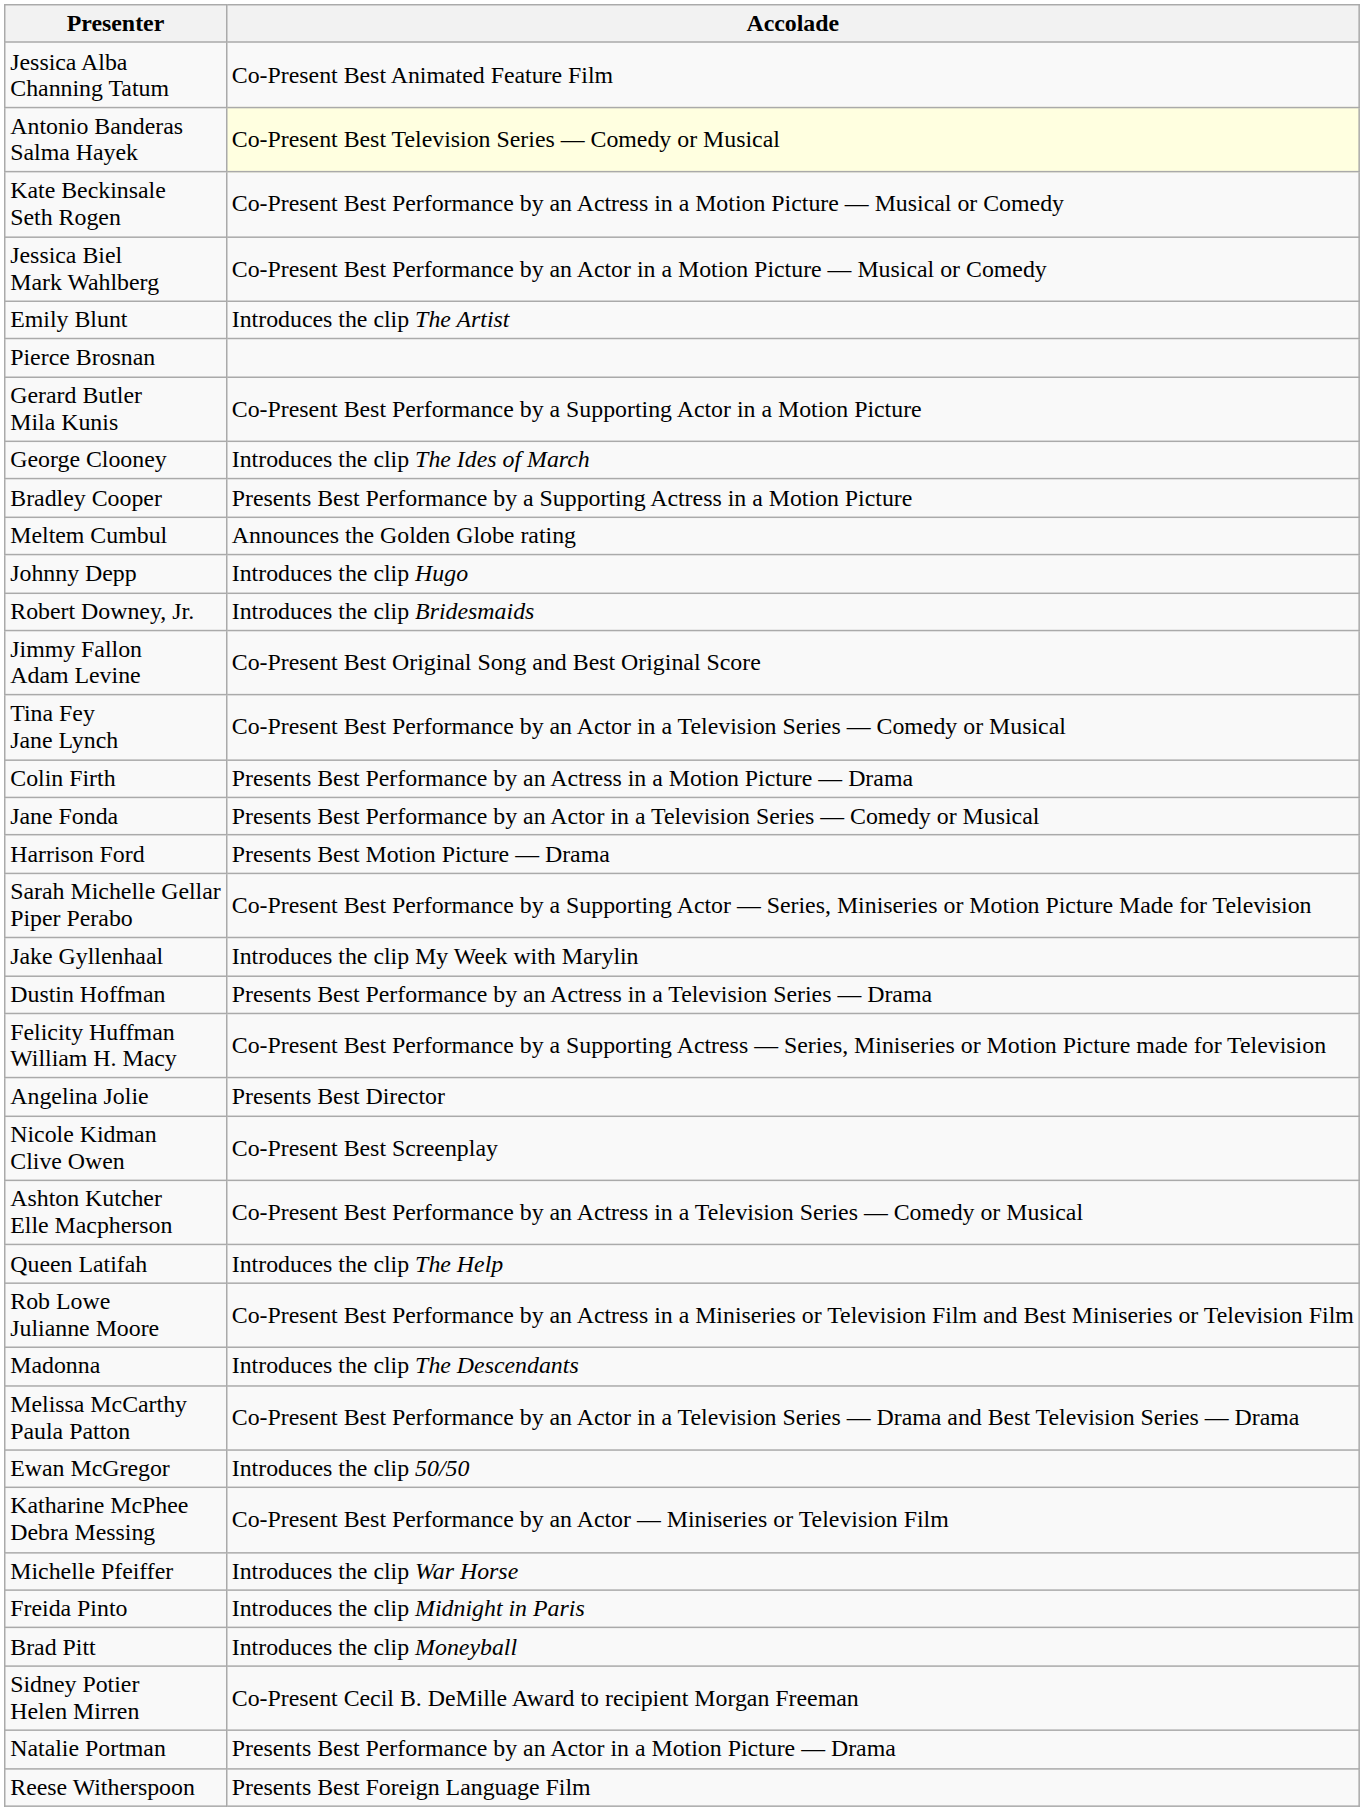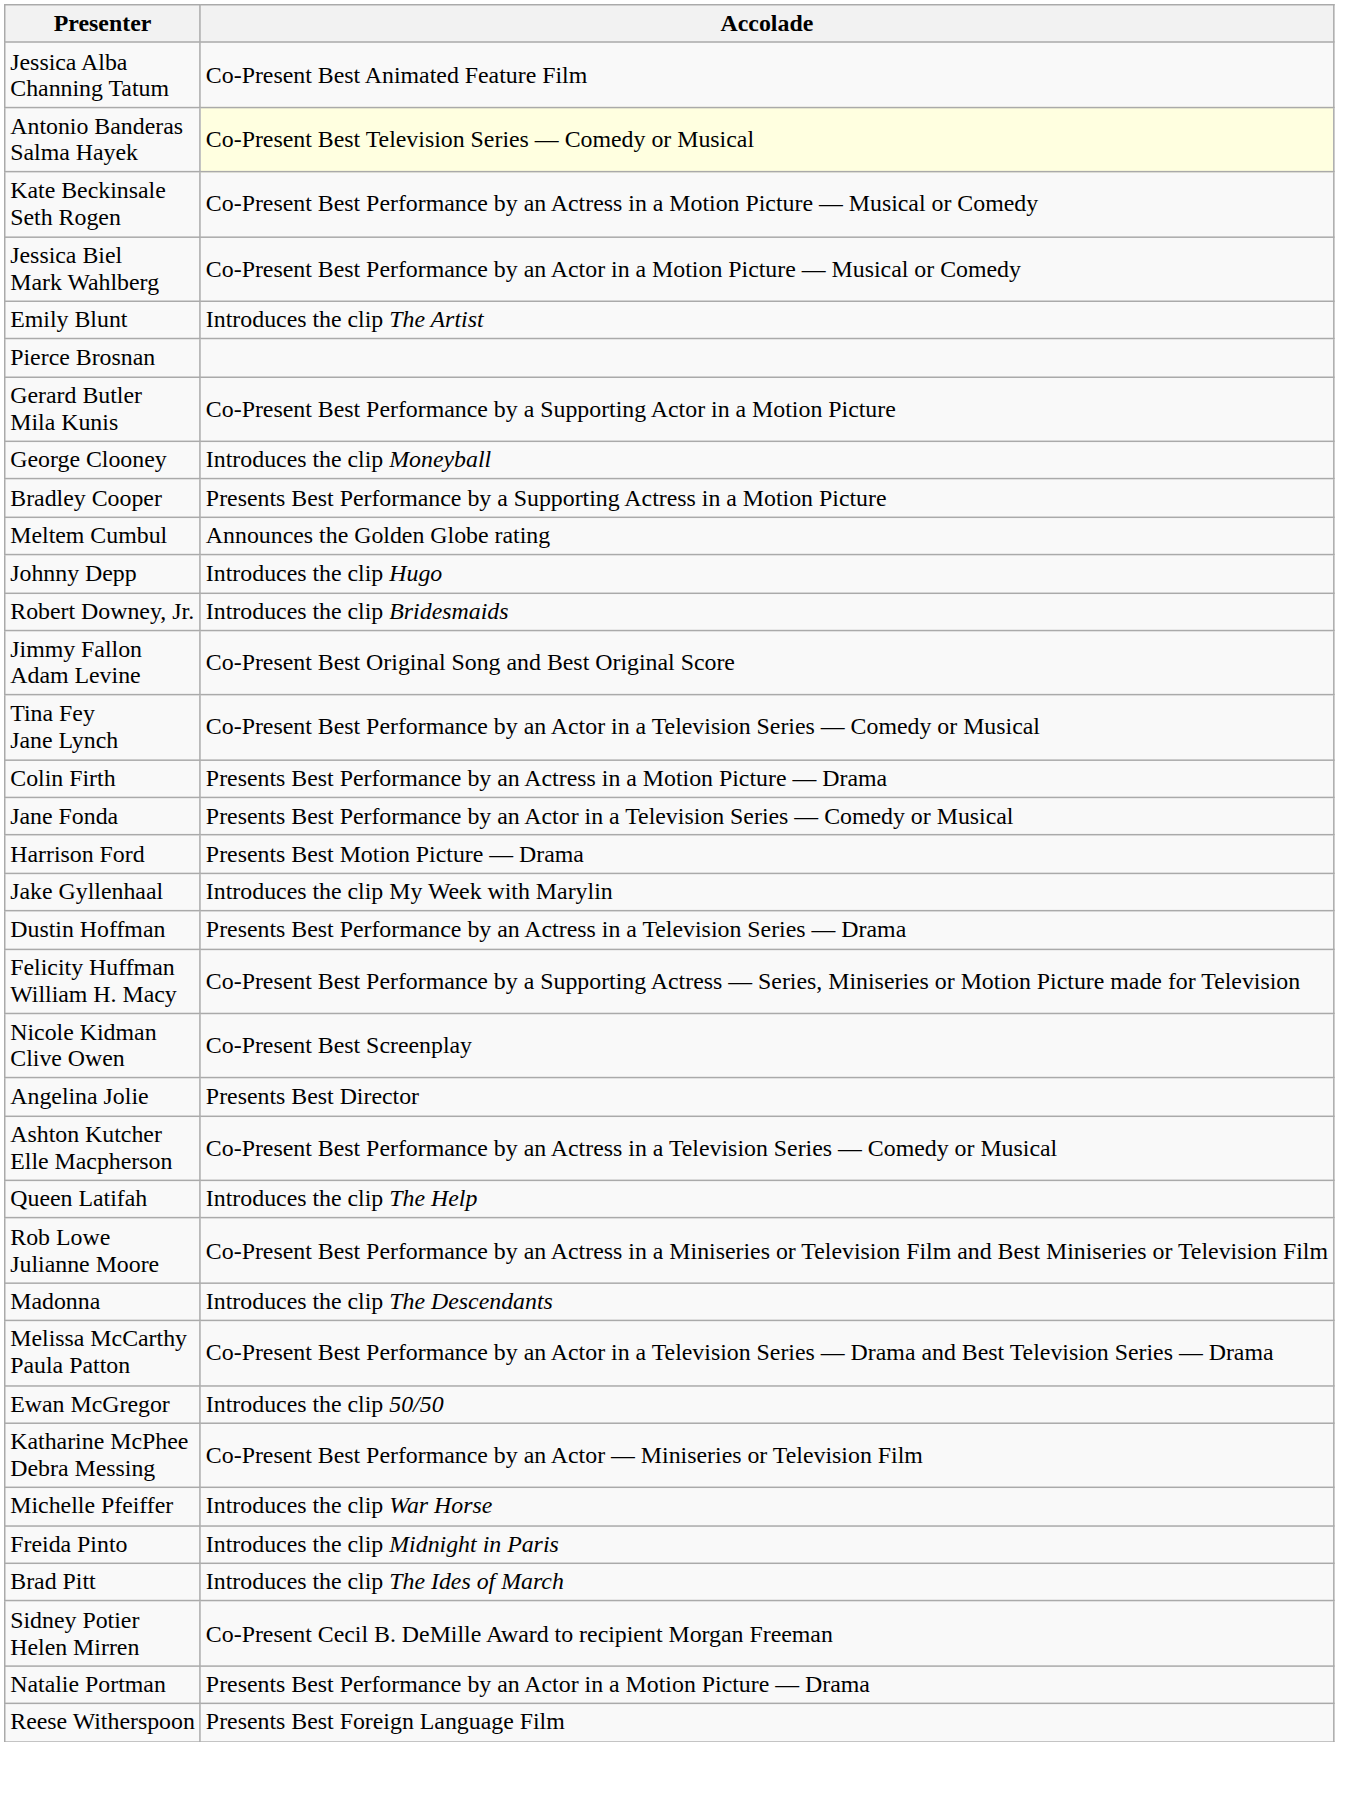(411, 459) Introduces the clip The Ides of March -> (349, 459) Introduces the clip Moneyball
- row: (115, 905)
rows swapped: (79, 1096) <-> (83, 1147)
(374, 1646) Introduces the clip Moneyball -> (385, 1581) Introduces the clip The Ides of March
